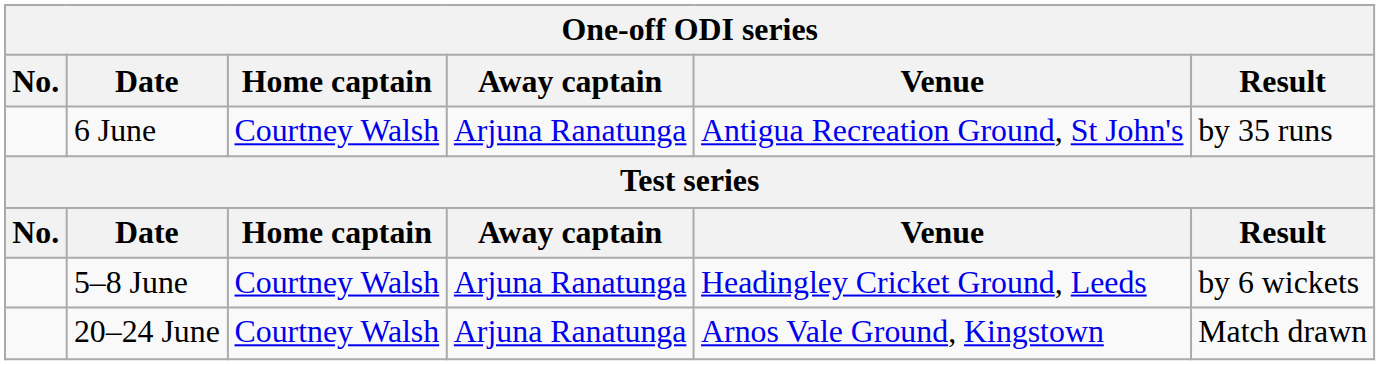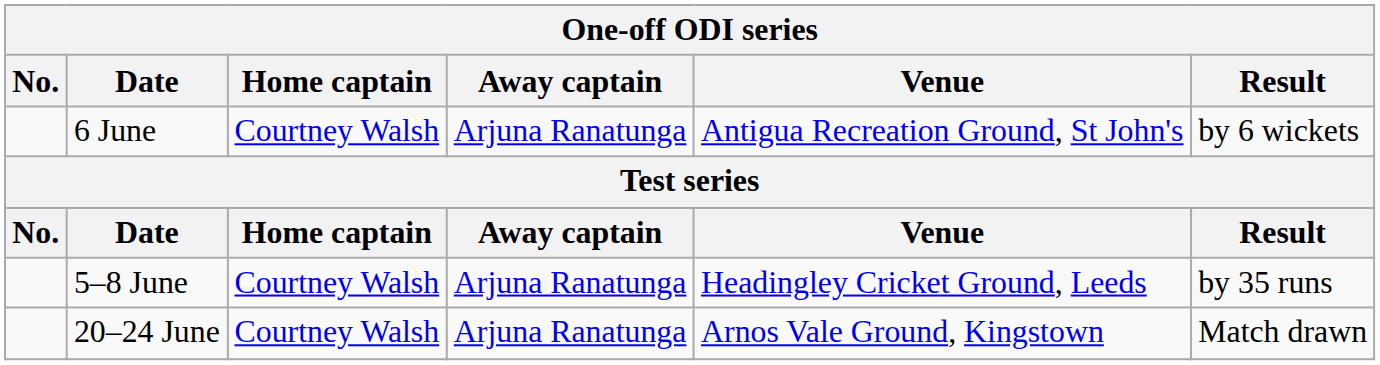(1265, 130) by 35 runs -> (1279, 130) by 6 wickets
(1279, 282) by 6 wickets -> (1265, 282) by 35 runs
